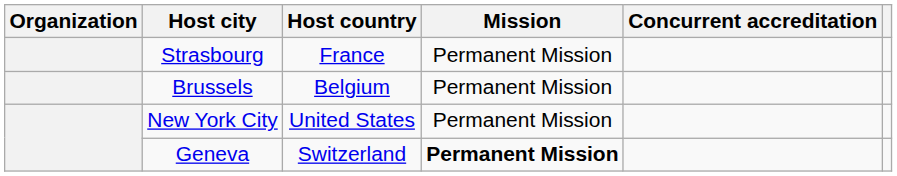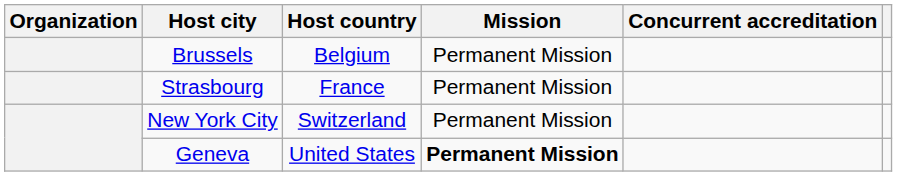rows swapped: (212, 54) <-> (212, 87)
(352, 120) United States -> (352, 120) Switzerland
(352, 154) Switzerland -> (352, 154) United States
